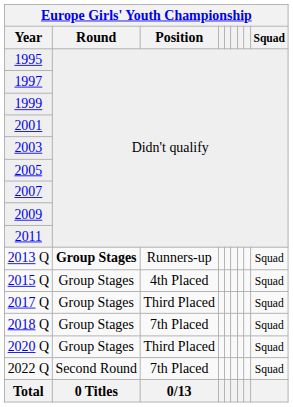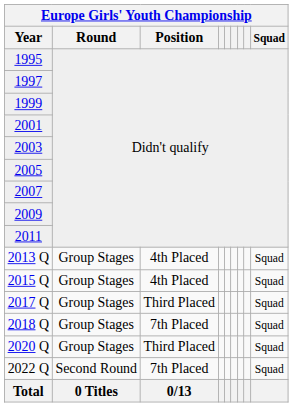(96, 258) bold -> (96, 258) normal
(179, 258) Runners-up -> (179, 258) 4th Placed
